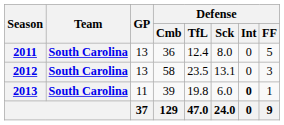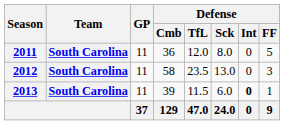(142, 52) 13 -> (142, 52) 11
(198, 52) 12.4 -> (198, 52) 12.0
(142, 71) 13 -> (142, 71) 11
(225, 71) 13.1 -> (225, 71) 13.0
(198, 91) 19.8 -> (198, 91) 11.5
